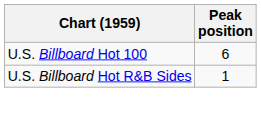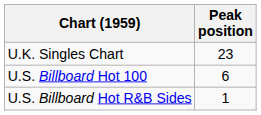+ row: (66, 53)
